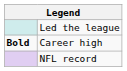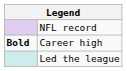rows swapped: (80, 28) <-> (68, 58)
